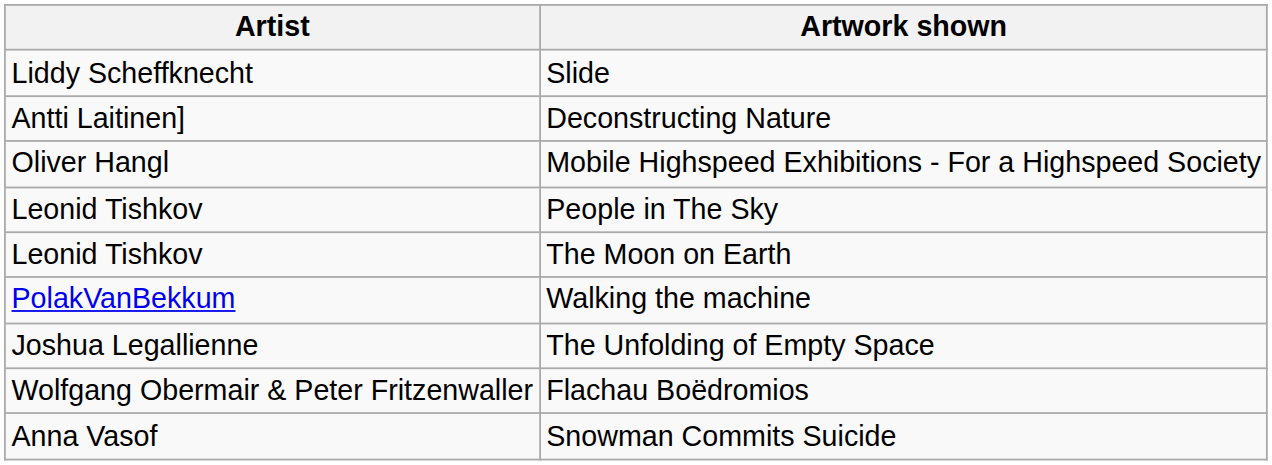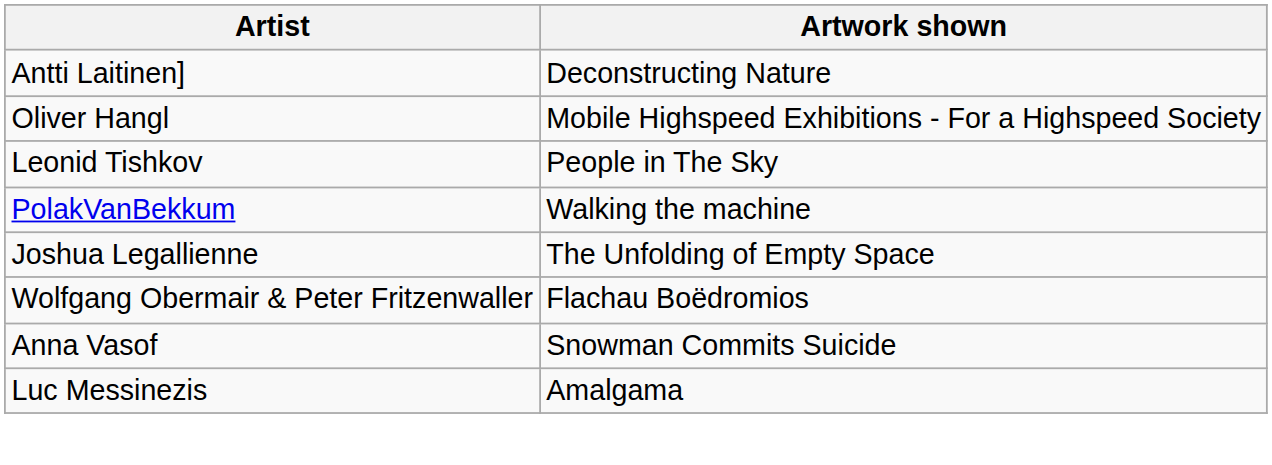- row: (578, 72)
- row: (669, 254)
+ row: (615, 390)
